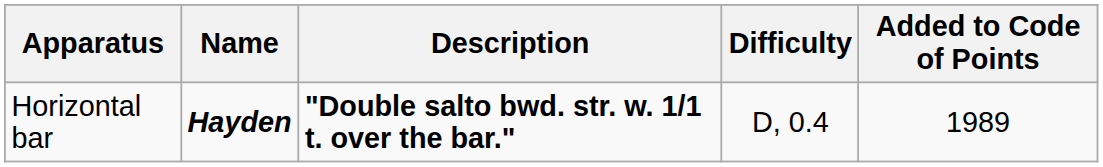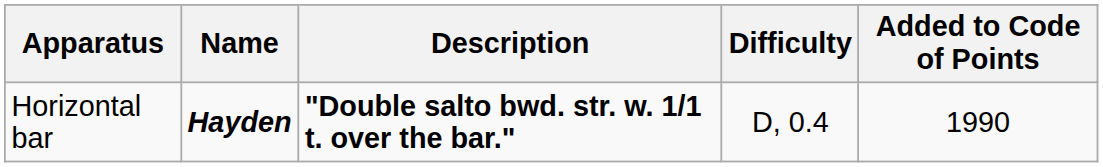(978, 121) 1989 -> (978, 121) 1990
